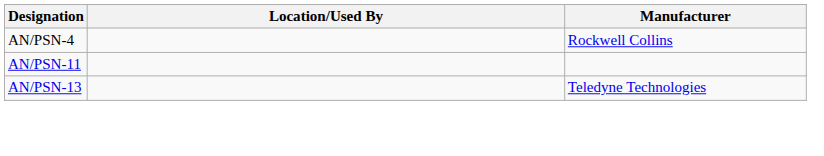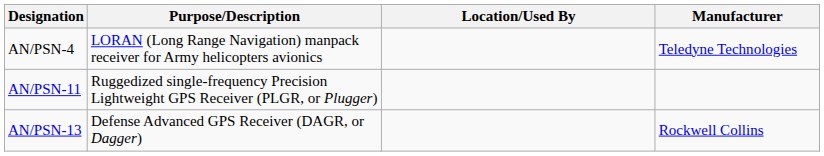+ column: (235, 16)
(620, 40) Rockwell Collins -> (728, 48) Teledyne Technologies
(637, 87) Teledyne Technologies -> (711, 130) Rockwell Collins
